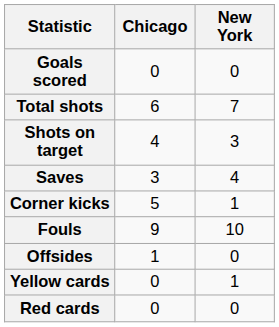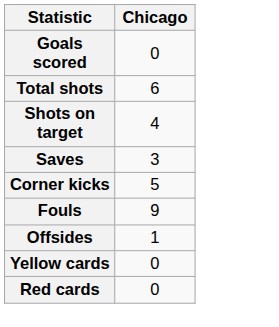- column: (235, 26)
